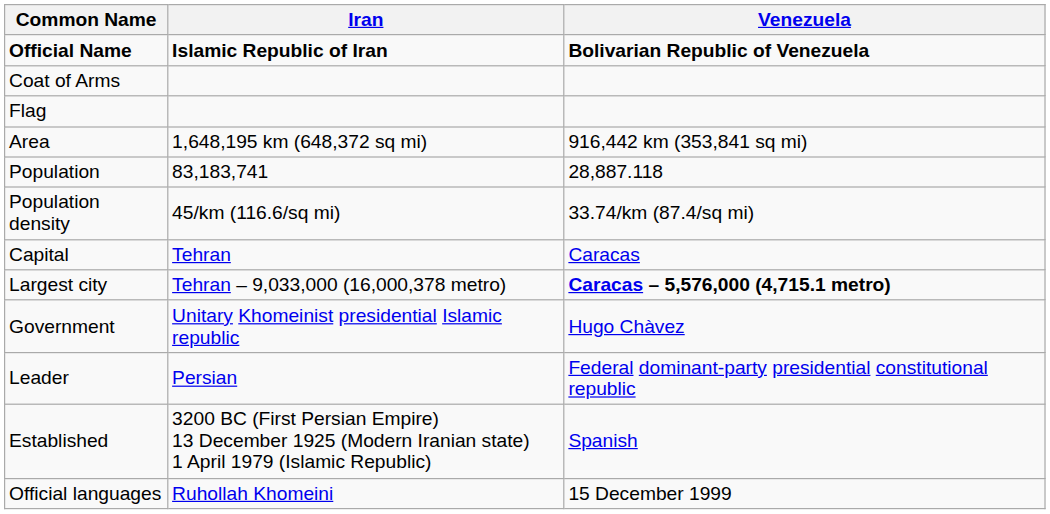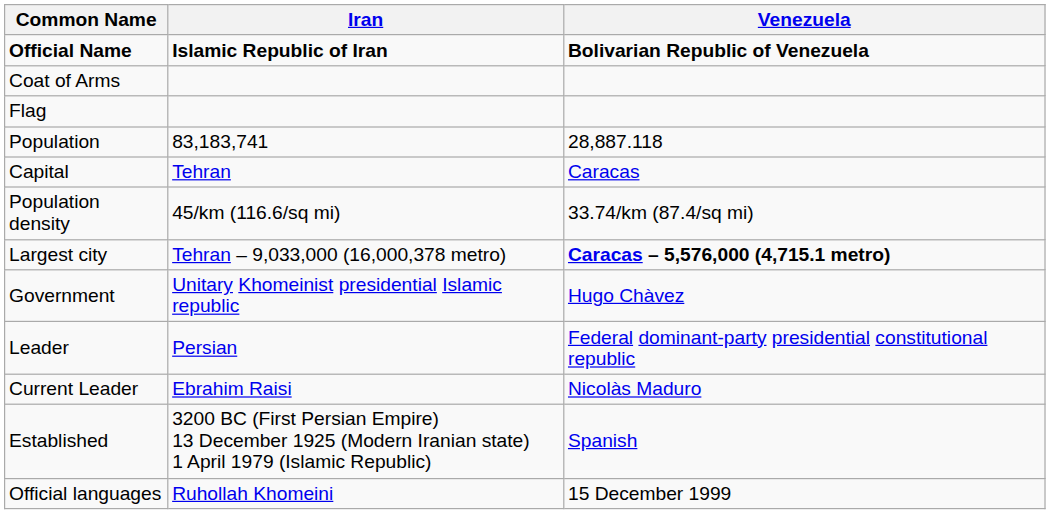- row: (29, 141)
rows swapped: (54, 213) <-> (39, 254)
+ row: (74, 389)
